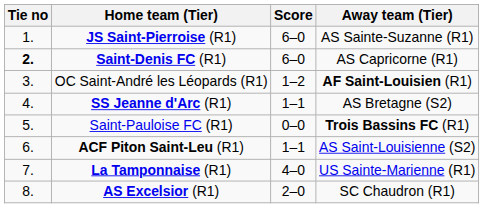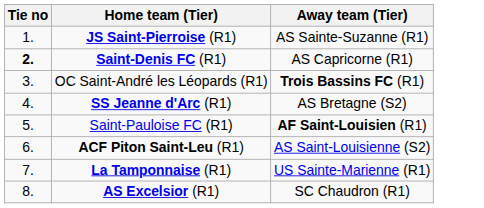- column: (293, 15)
(397, 81) AF Saint-Louisien (R1) -> (352, 81) Trois Bassins FC (R1)
(397, 125) Trois Bassins FC (R1) -> (352, 125) AF Saint-Louisien (R1)
